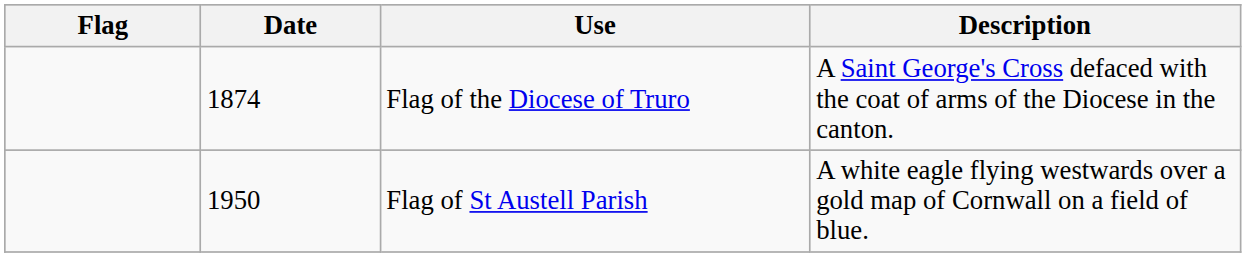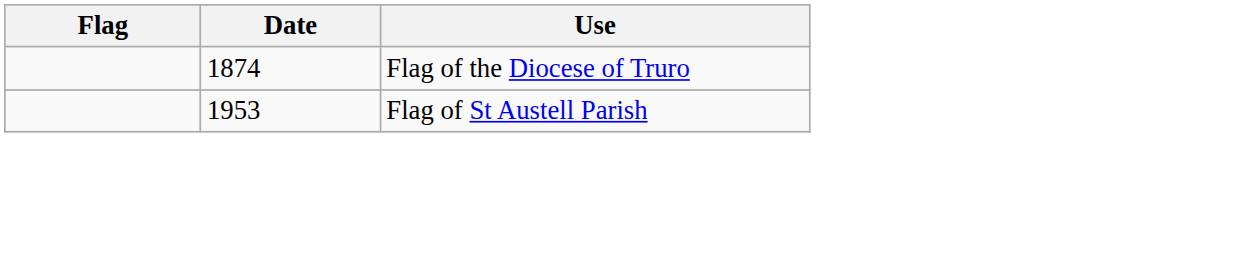- column: (1025, 25)
(234, 200) 1950 -> (234, 110) 1953
